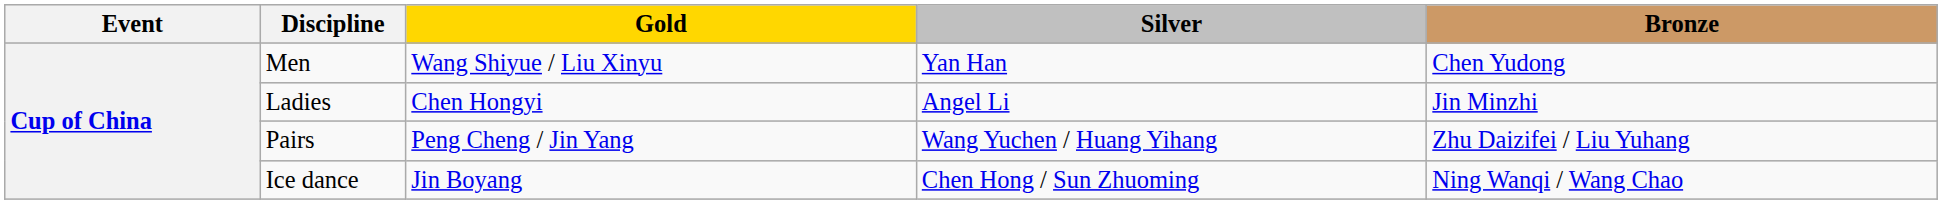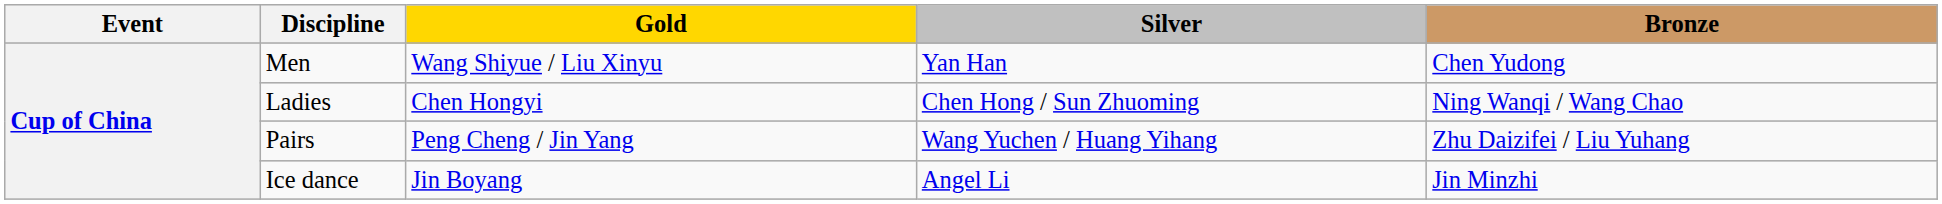(966, 101) Angel Li -> (1061, 101) Chen Hong / Sun Zhuoming
(1485, 101) Jin Minzhi -> (1558, 101) Ning Wanqi / Wang Chao
(1061, 179) Chen Hong / Sun Zhuoming -> (966, 179) Angel Li
(1558, 179) Ning Wanqi / Wang Chao -> (1485, 179) Jin Minzhi
